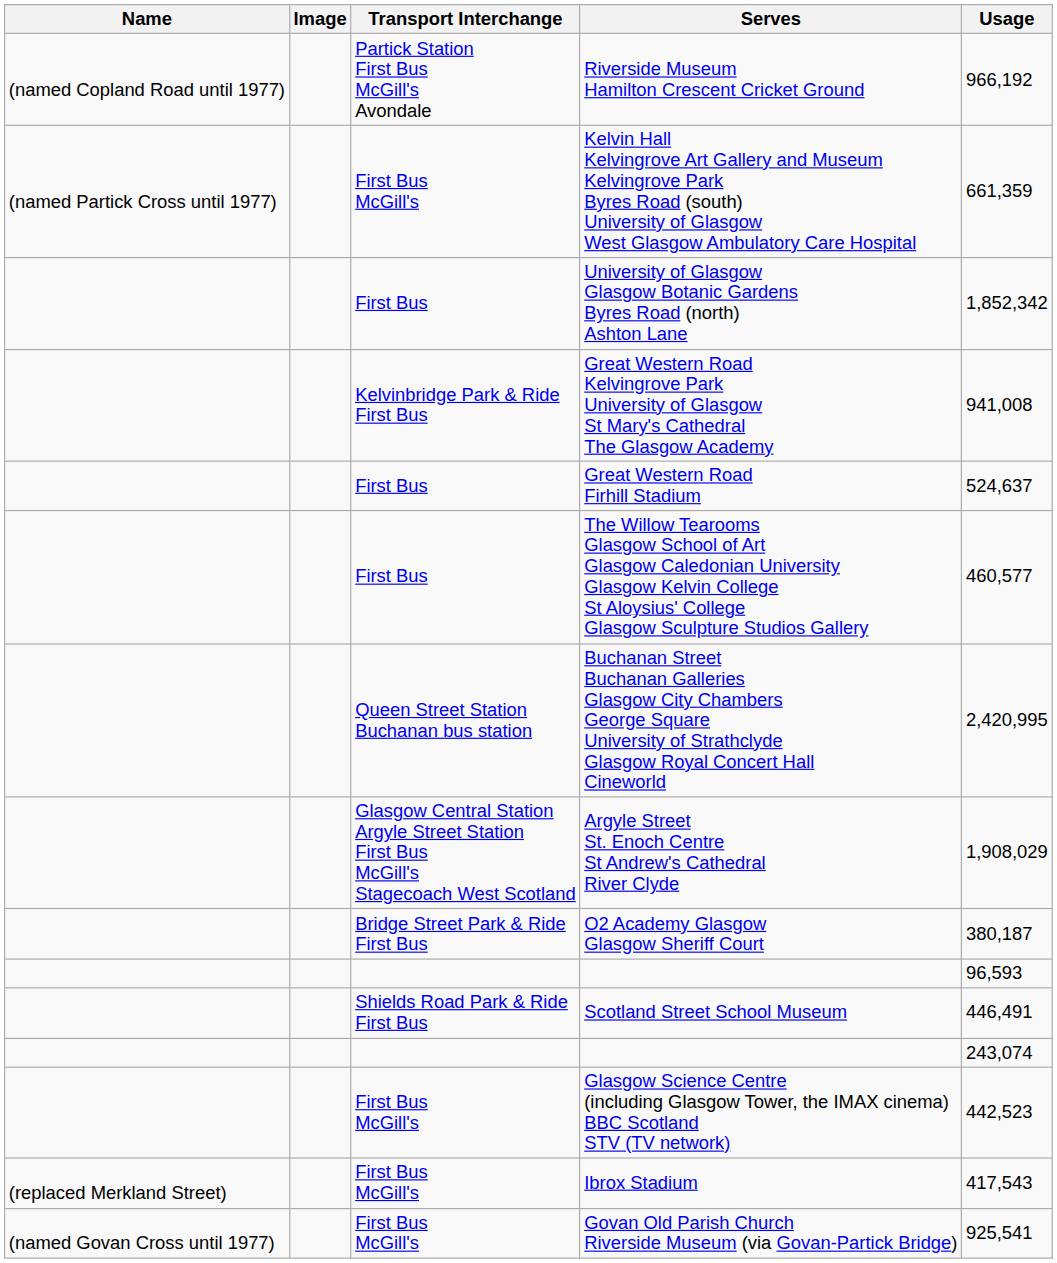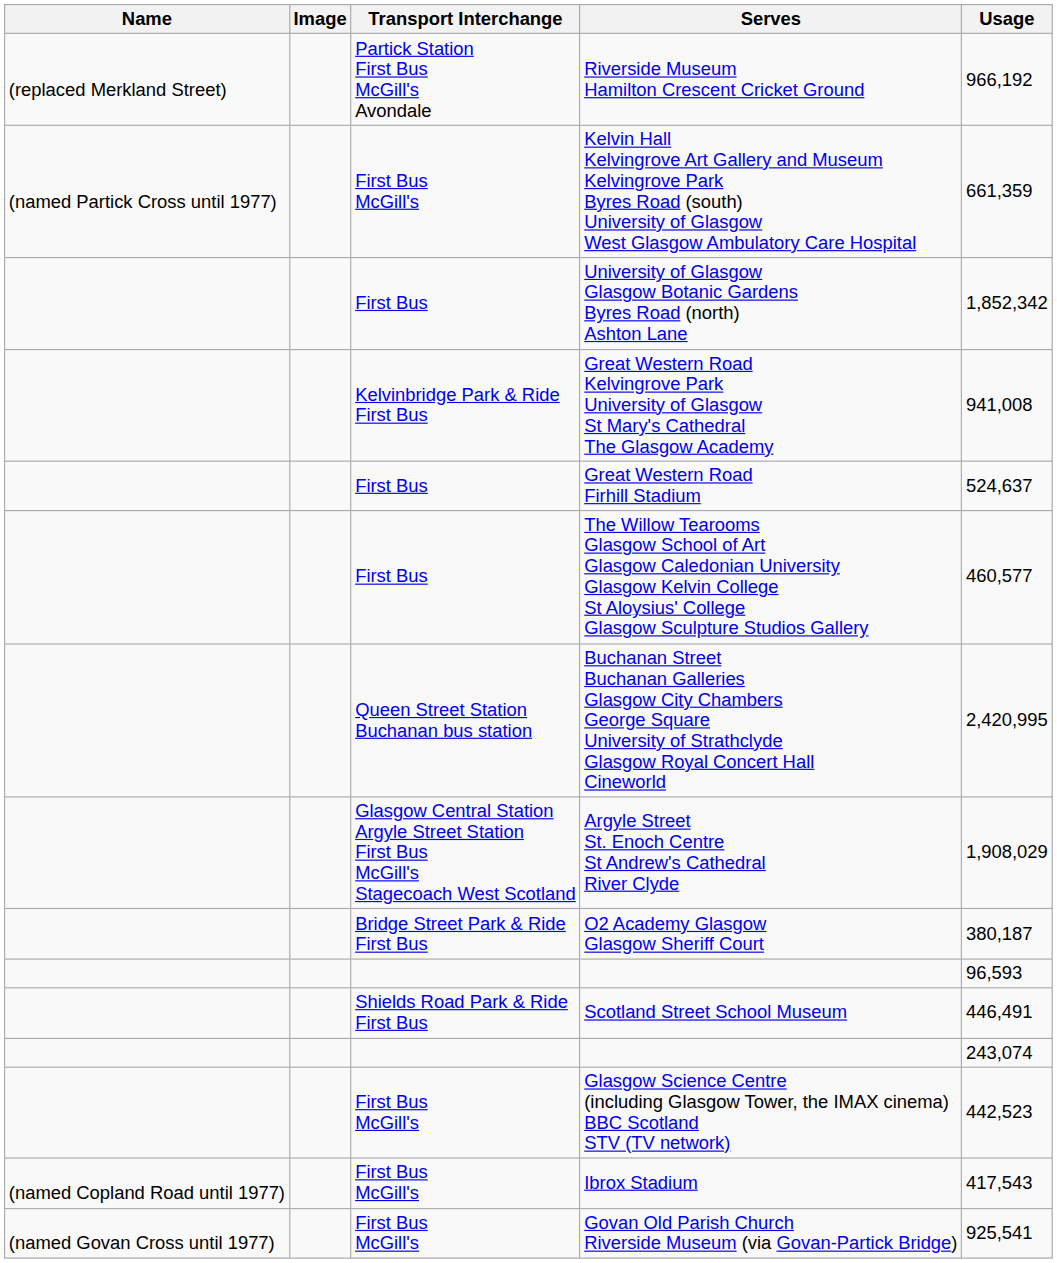(147, 89) (named Copland Road until 1977) -> (118, 89) (replaced Merkland Street)
(118, 1193) (replaced Merkland Street) -> (147, 1193) (named Copland Road until 1977)
